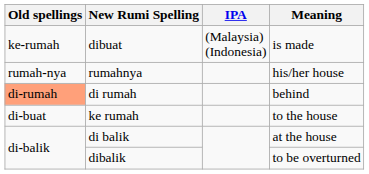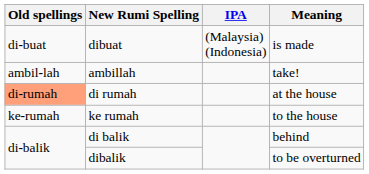(34, 44) ke-rumah -> (27, 44) di-buat
- row: (115, 72)
+ row: (112, 72)
(291, 94) behind -> (305, 94) at the house
(27, 115) di-buat -> (34, 115) ke-rumah
(305, 136) at the house -> (291, 136) behind
